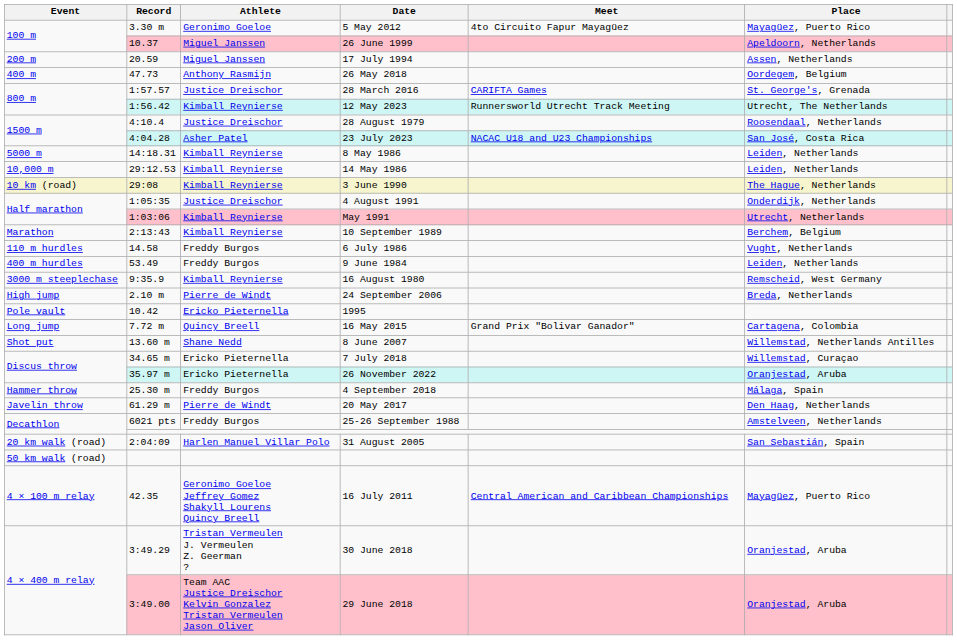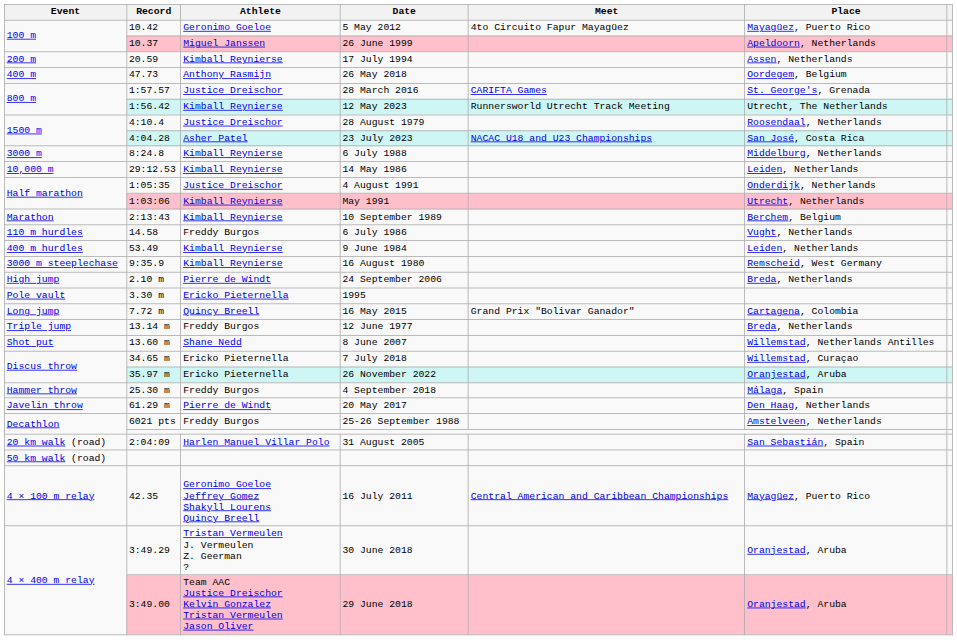(146, 28) 3.30 m -> (144, 28) 10.42
(224, 60) Miguel Janssen -> (233, 60) Kimball Reynierse
+ row: (24, 154)
- row: (24, 154)
- row: (42, 186)
(221, 265) Freddy Burgos -> (233, 249) Kimball Reynierse
(144, 312) 10.42 -> (146, 296) 3.30 m
+ row: (39, 328)
